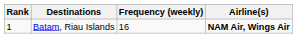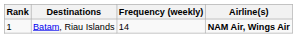(124, 26) 16 -> (124, 26) 14
